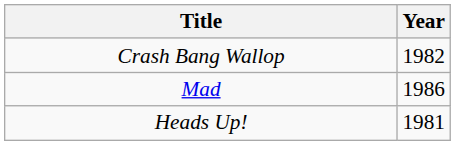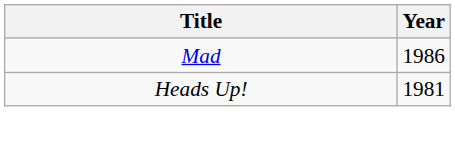- row: (201, 55)
